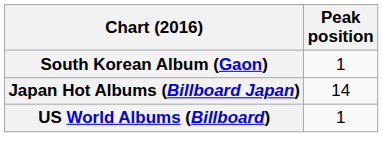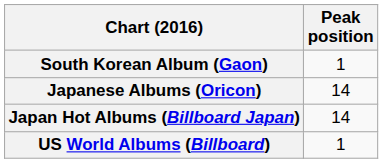+ row: (154, 90)
